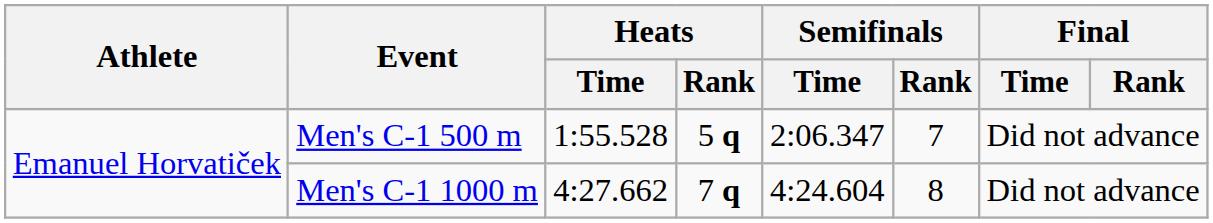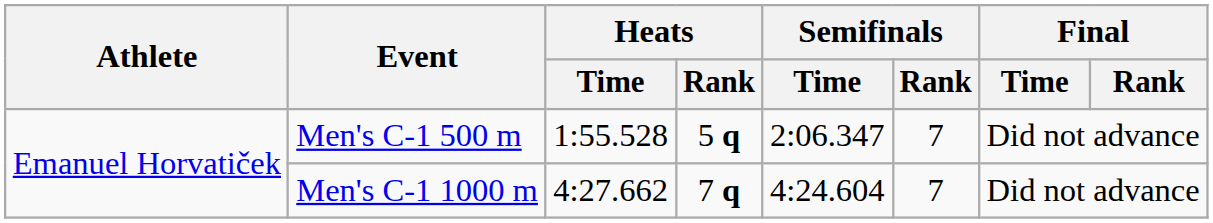(936, 189) 8 -> (936, 189) 7
